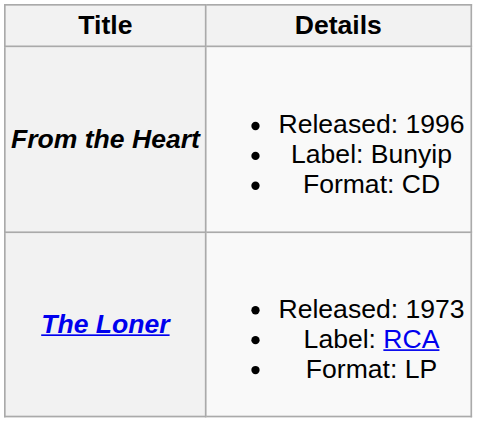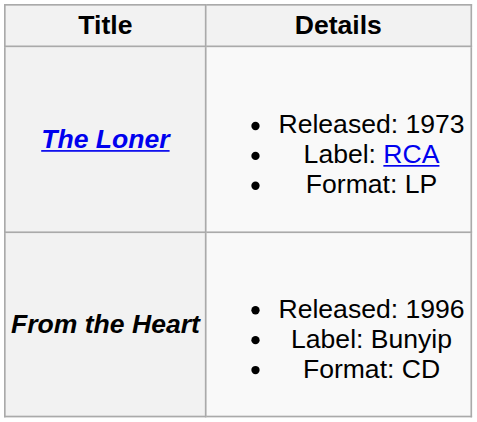rows swapped: (105, 323) <-> (105, 139)
